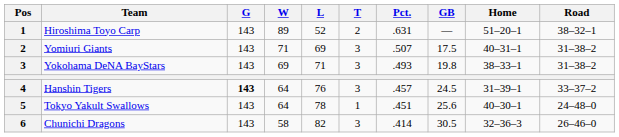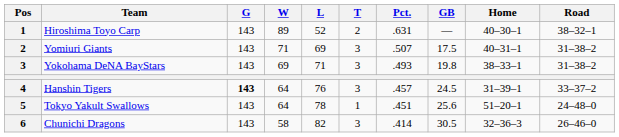(503, 30) 51–20–1 -> (503, 30) 40–30–1
(503, 105) 40–30–1 -> (503, 105) 51–20–1
